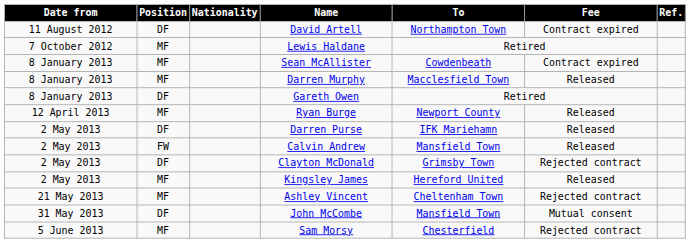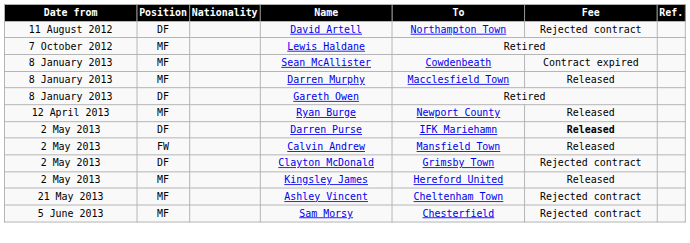(591, 29) Contract expired -> (591, 29) Rejected contract
(591, 129) normal -> (591, 129) bold
- row: (326, 213)
